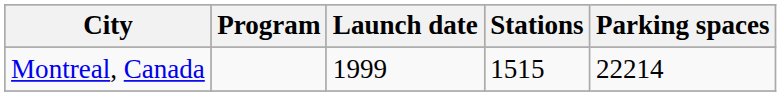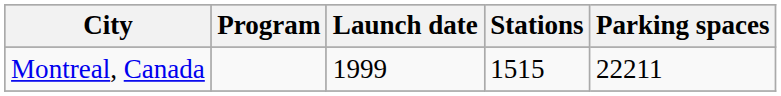(630, 68) 22214 -> (629, 68) 22211
